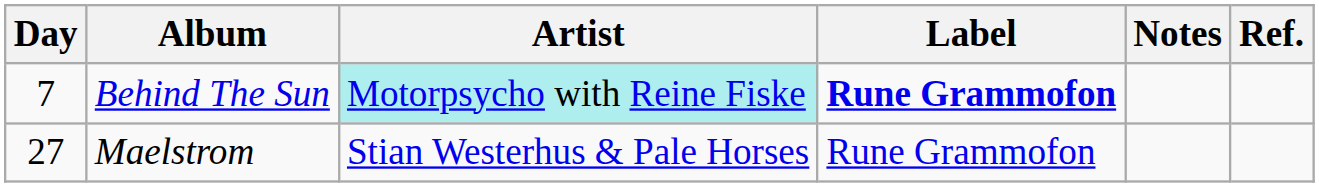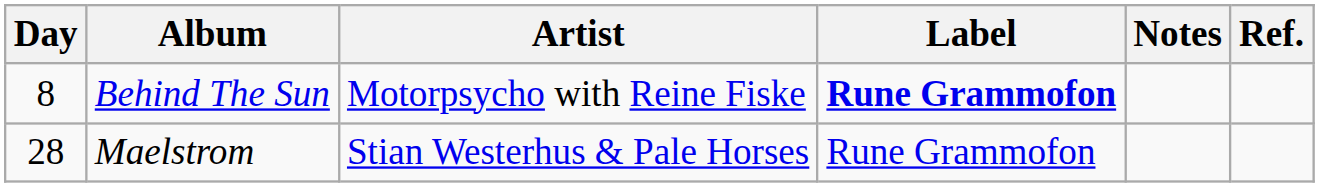(46, 92) 7 -> (46, 92) 8
(576, 92) paleturquoise background -> (576, 92) no background
(46, 151) 27 -> (46, 151) 28
